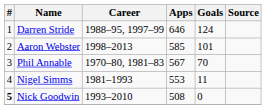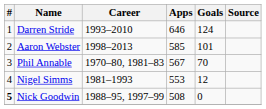(125, 29) 1988–95, 1997–99 -> (109, 29) 1993–2010
(202, 79) 11 -> (203, 79) 12
(109, 96) 1993–2010 -> (125, 96) 1988–95, 1997–99
